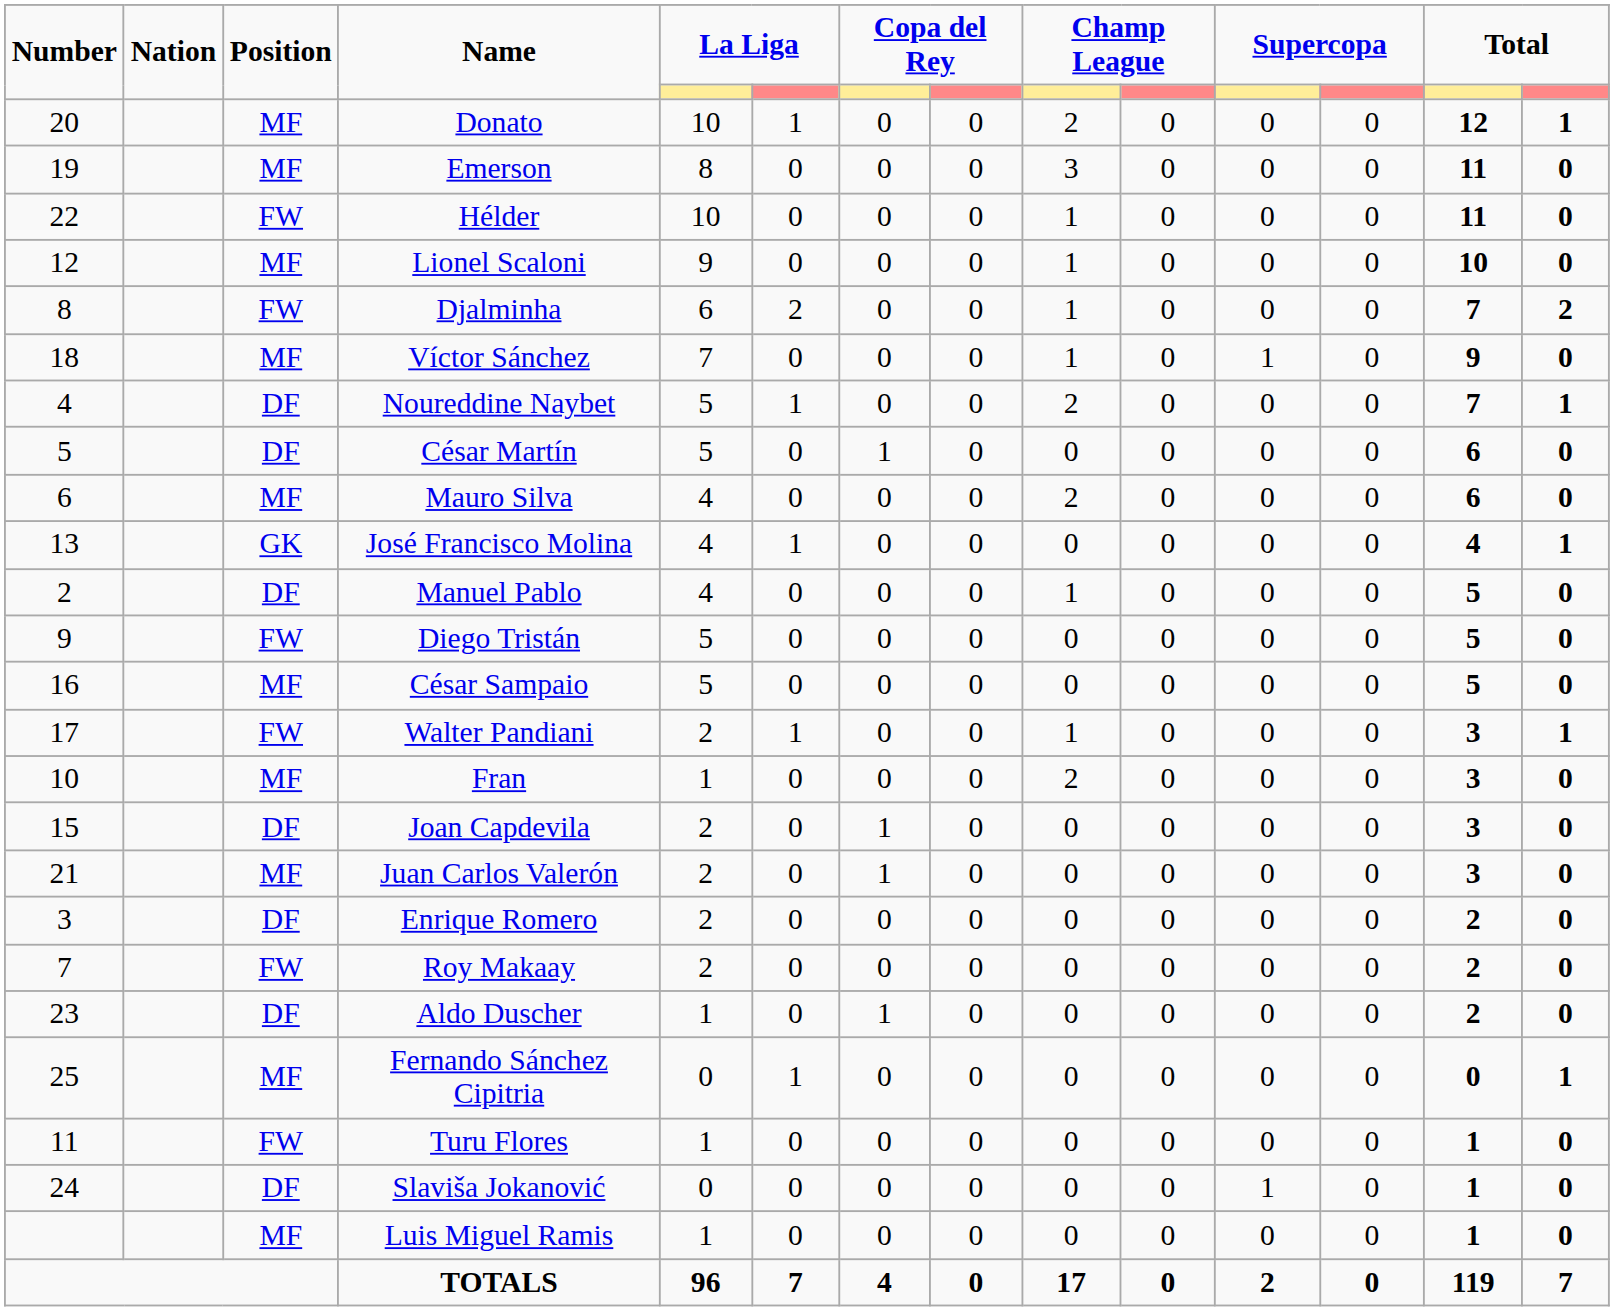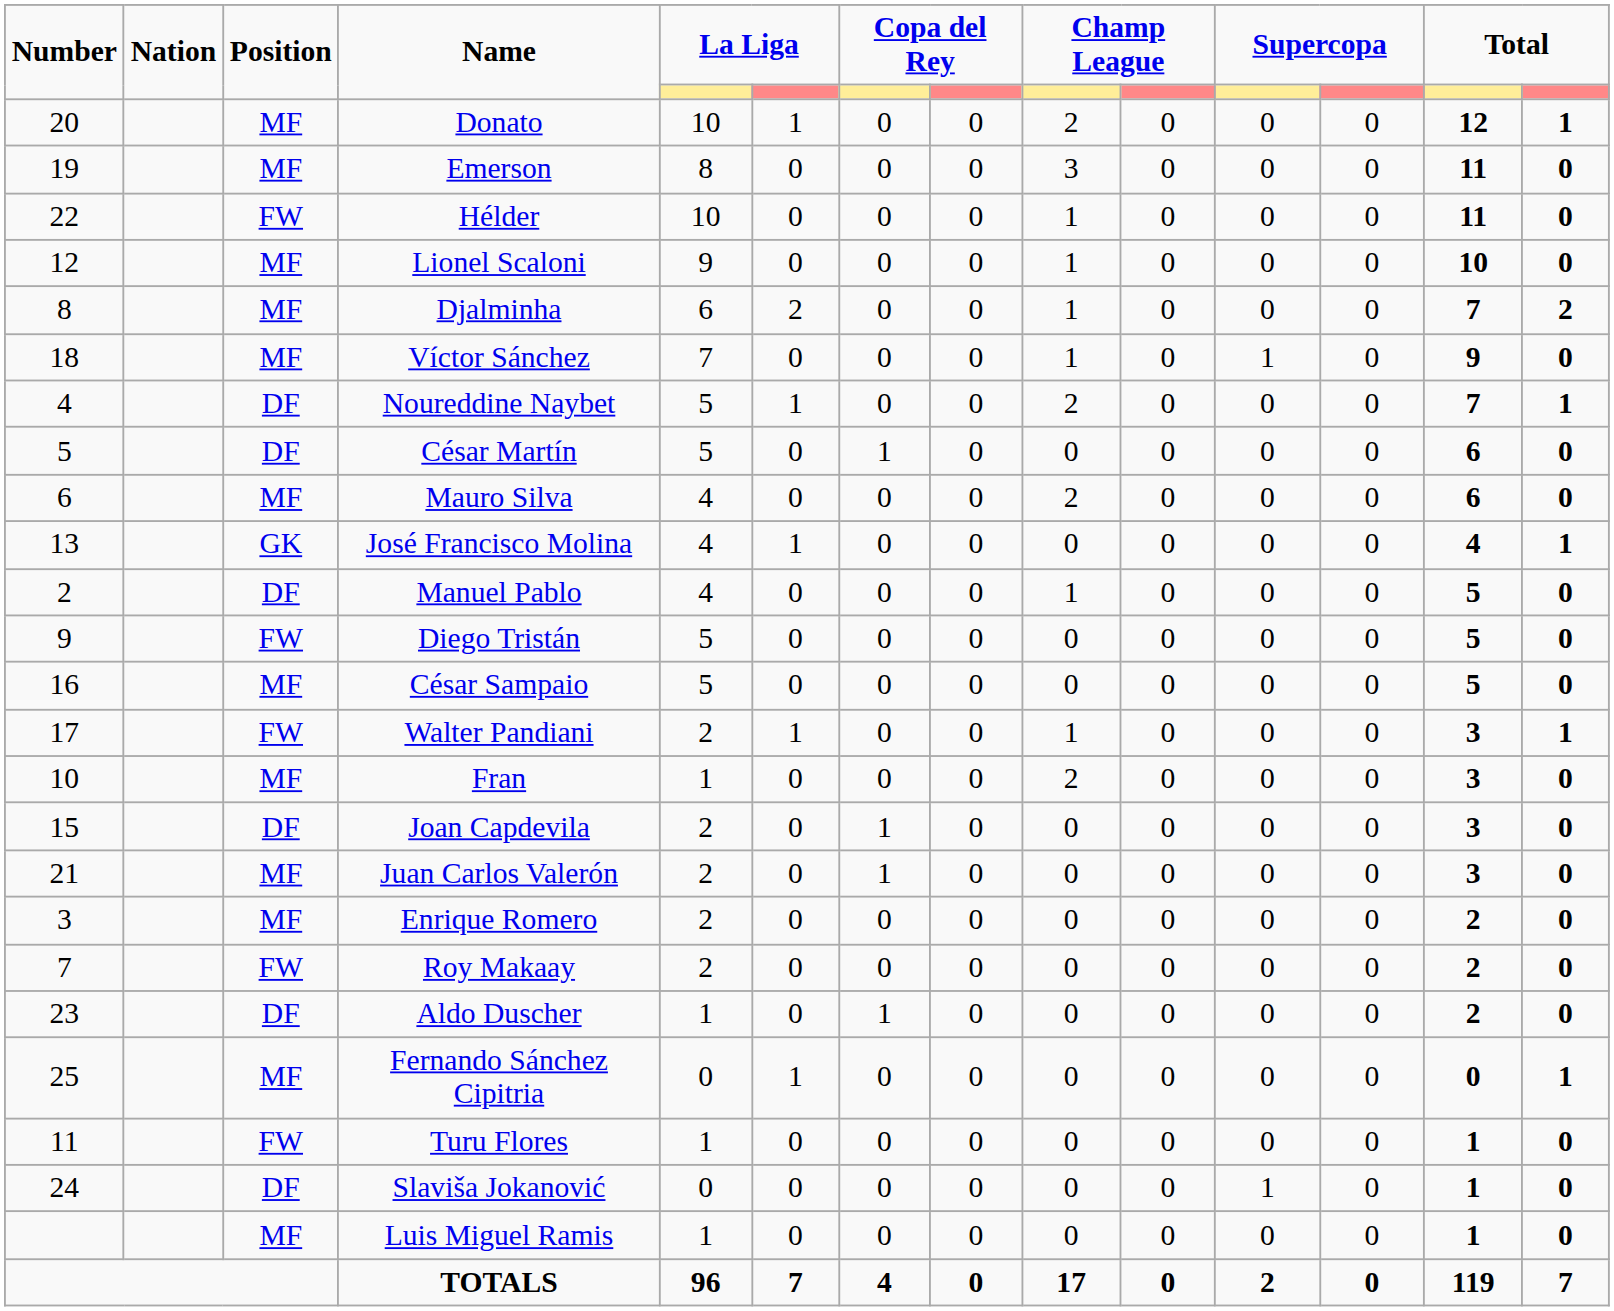(281, 309) FW -> (281, 309) MF
(281, 919) DF -> (281, 919) MF
